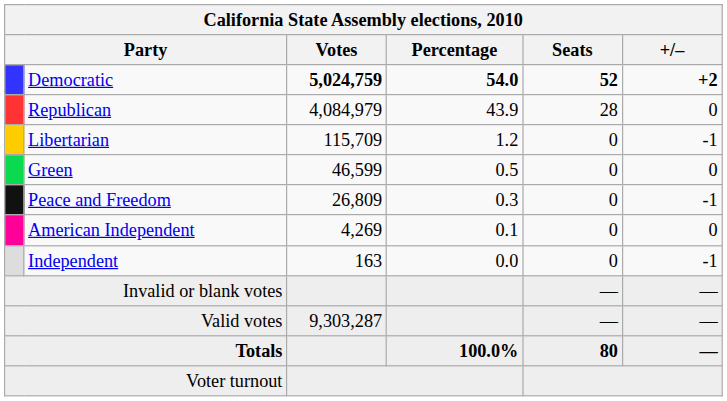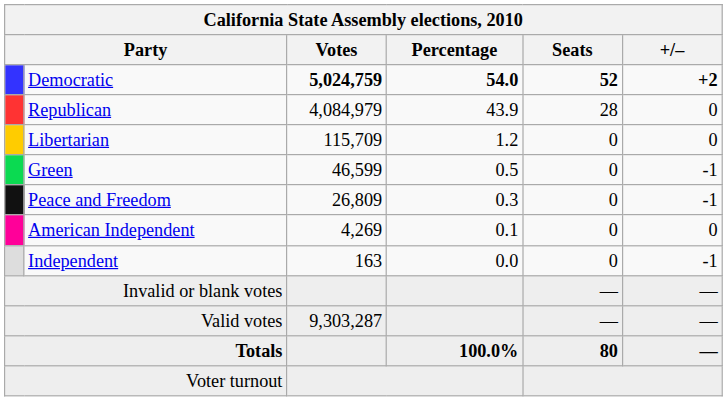(710, 140) -1 -> (713, 140) 0
(713, 170) 0 -> (710, 170) -1
